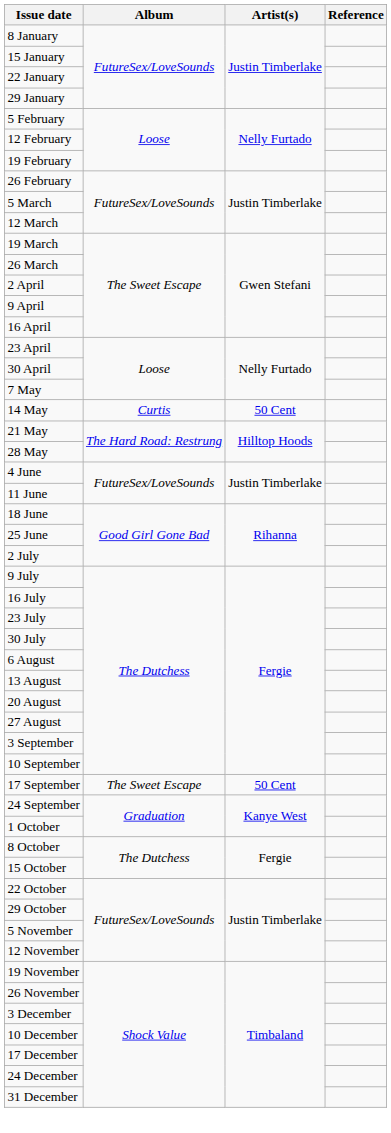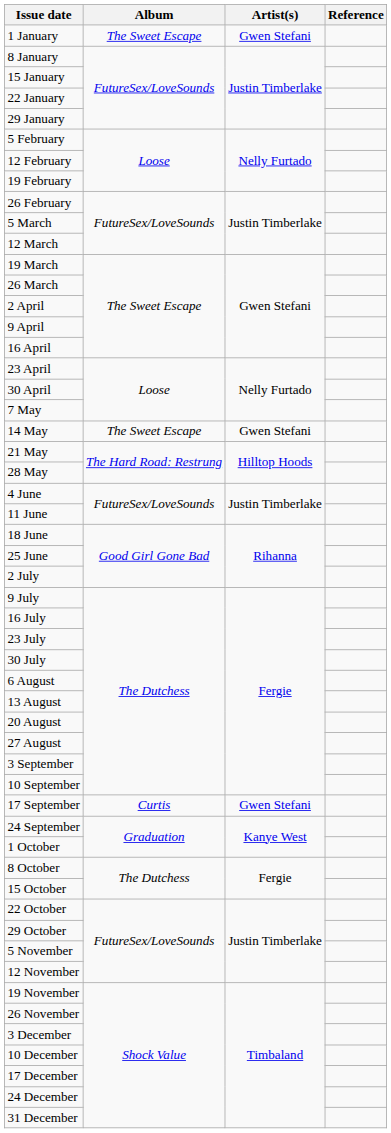+ row: (33, 35)
(154, 410) Curtis -> (154, 431) The Sweet Escape
(275, 410) 50 Cent -> (275, 431) Gwen Stefani
(154, 784) The Sweet Escape -> (154, 805) Curtis
(275, 784) 50 Cent -> (275, 805) Gwen Stefani
